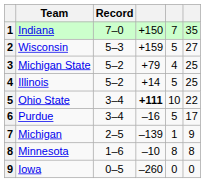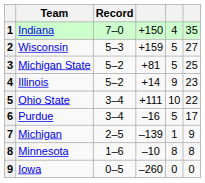(174, 31) 7 -> (174, 31) 4
(151, 65) +79 -> (151, 65) +81
(174, 65) 4 -> (174, 65) 5
(174, 83) 5 -> (174, 83) 9
(192, 83) 25 -> (192, 83) 23
(151, 100) bold -> (151, 100) normal
